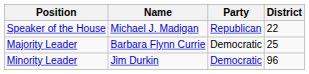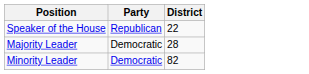- column: (158, 12)
(272, 45) 25 -> (173, 45) 28
(272, 61) 96 -> (173, 61) 82
